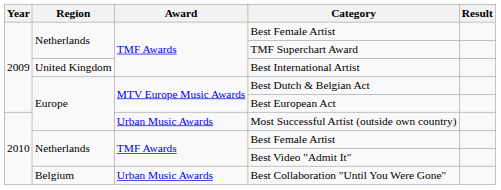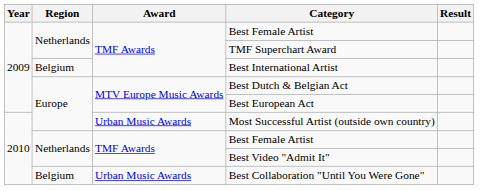(73, 67) United Kingdom -> (54, 67) Belgium
